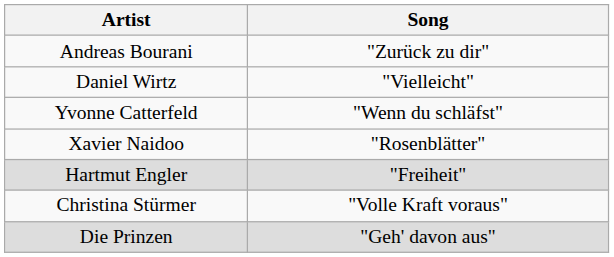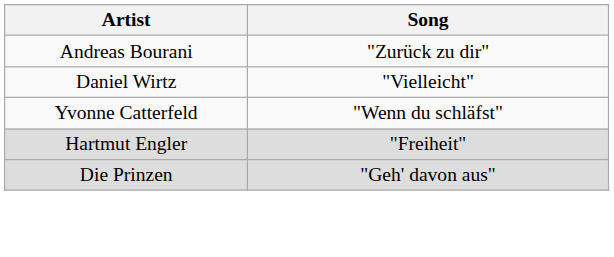- row: (126, 143)
- row: (126, 205)
